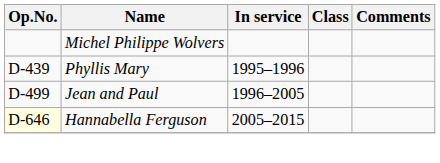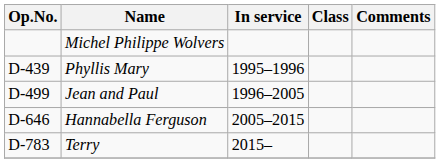(29, 119) lightyellow background -> (29, 119) no background
+ row: (82, 145)
